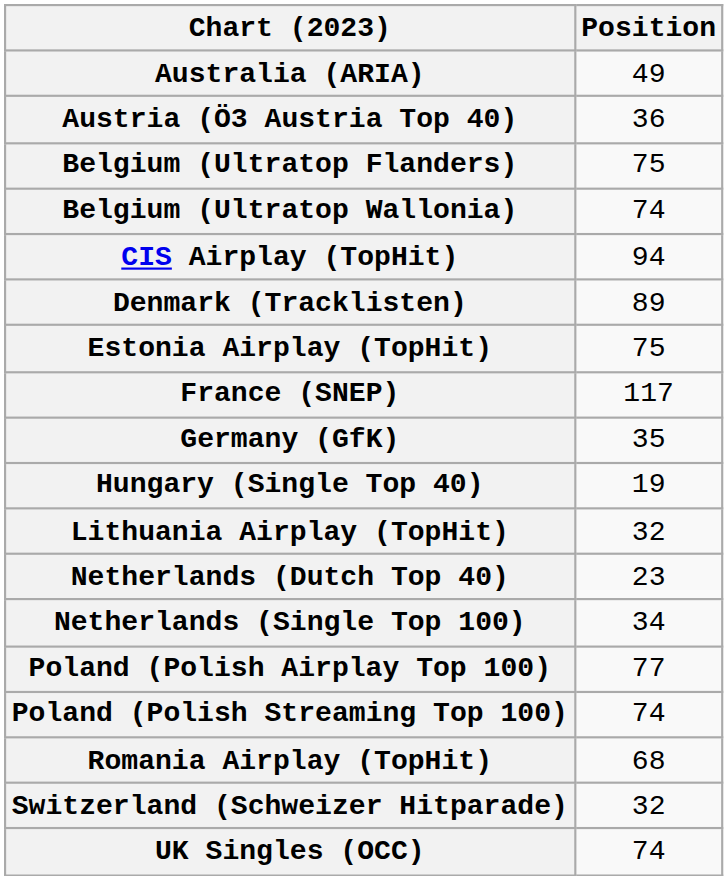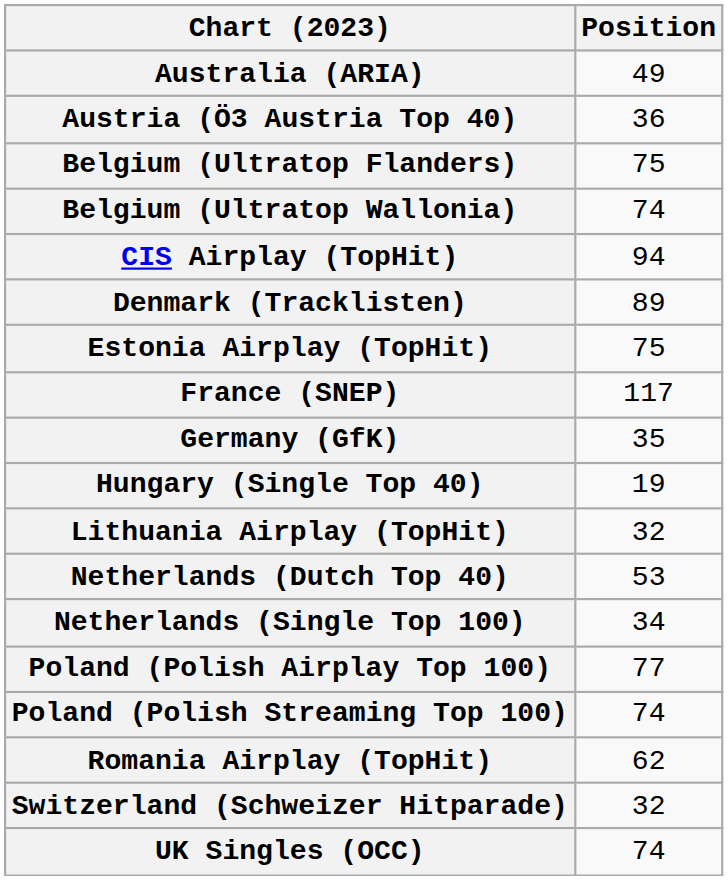(649, 577) 23 -> (649, 577) 53
(649, 760) 68 -> (649, 760) 62
